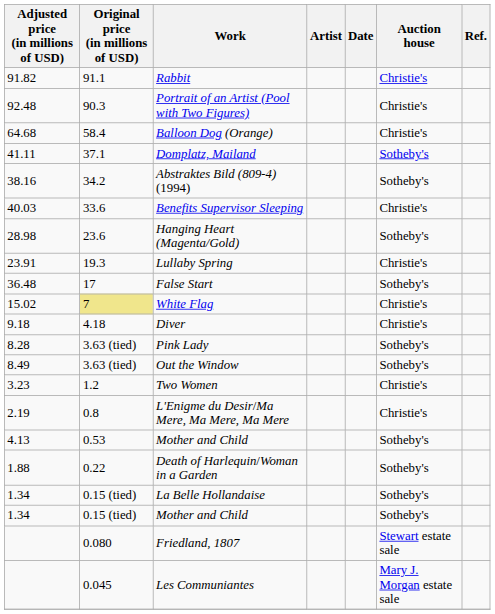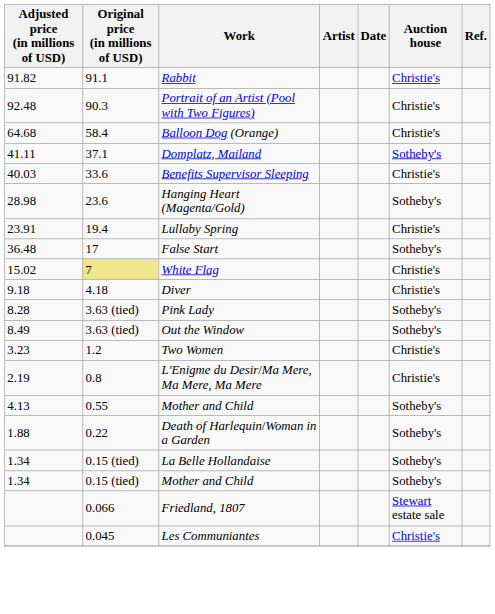- row: (22, 180)
(94, 263) 19.3 -> (97, 228) 19.4
(94, 440) 0.53 -> (97, 405) 0.55
(97, 543) 0.080 -> (100, 508) 0.066
(416, 584) Mary J. Morgan estate sale -> (416, 535) Christie's
